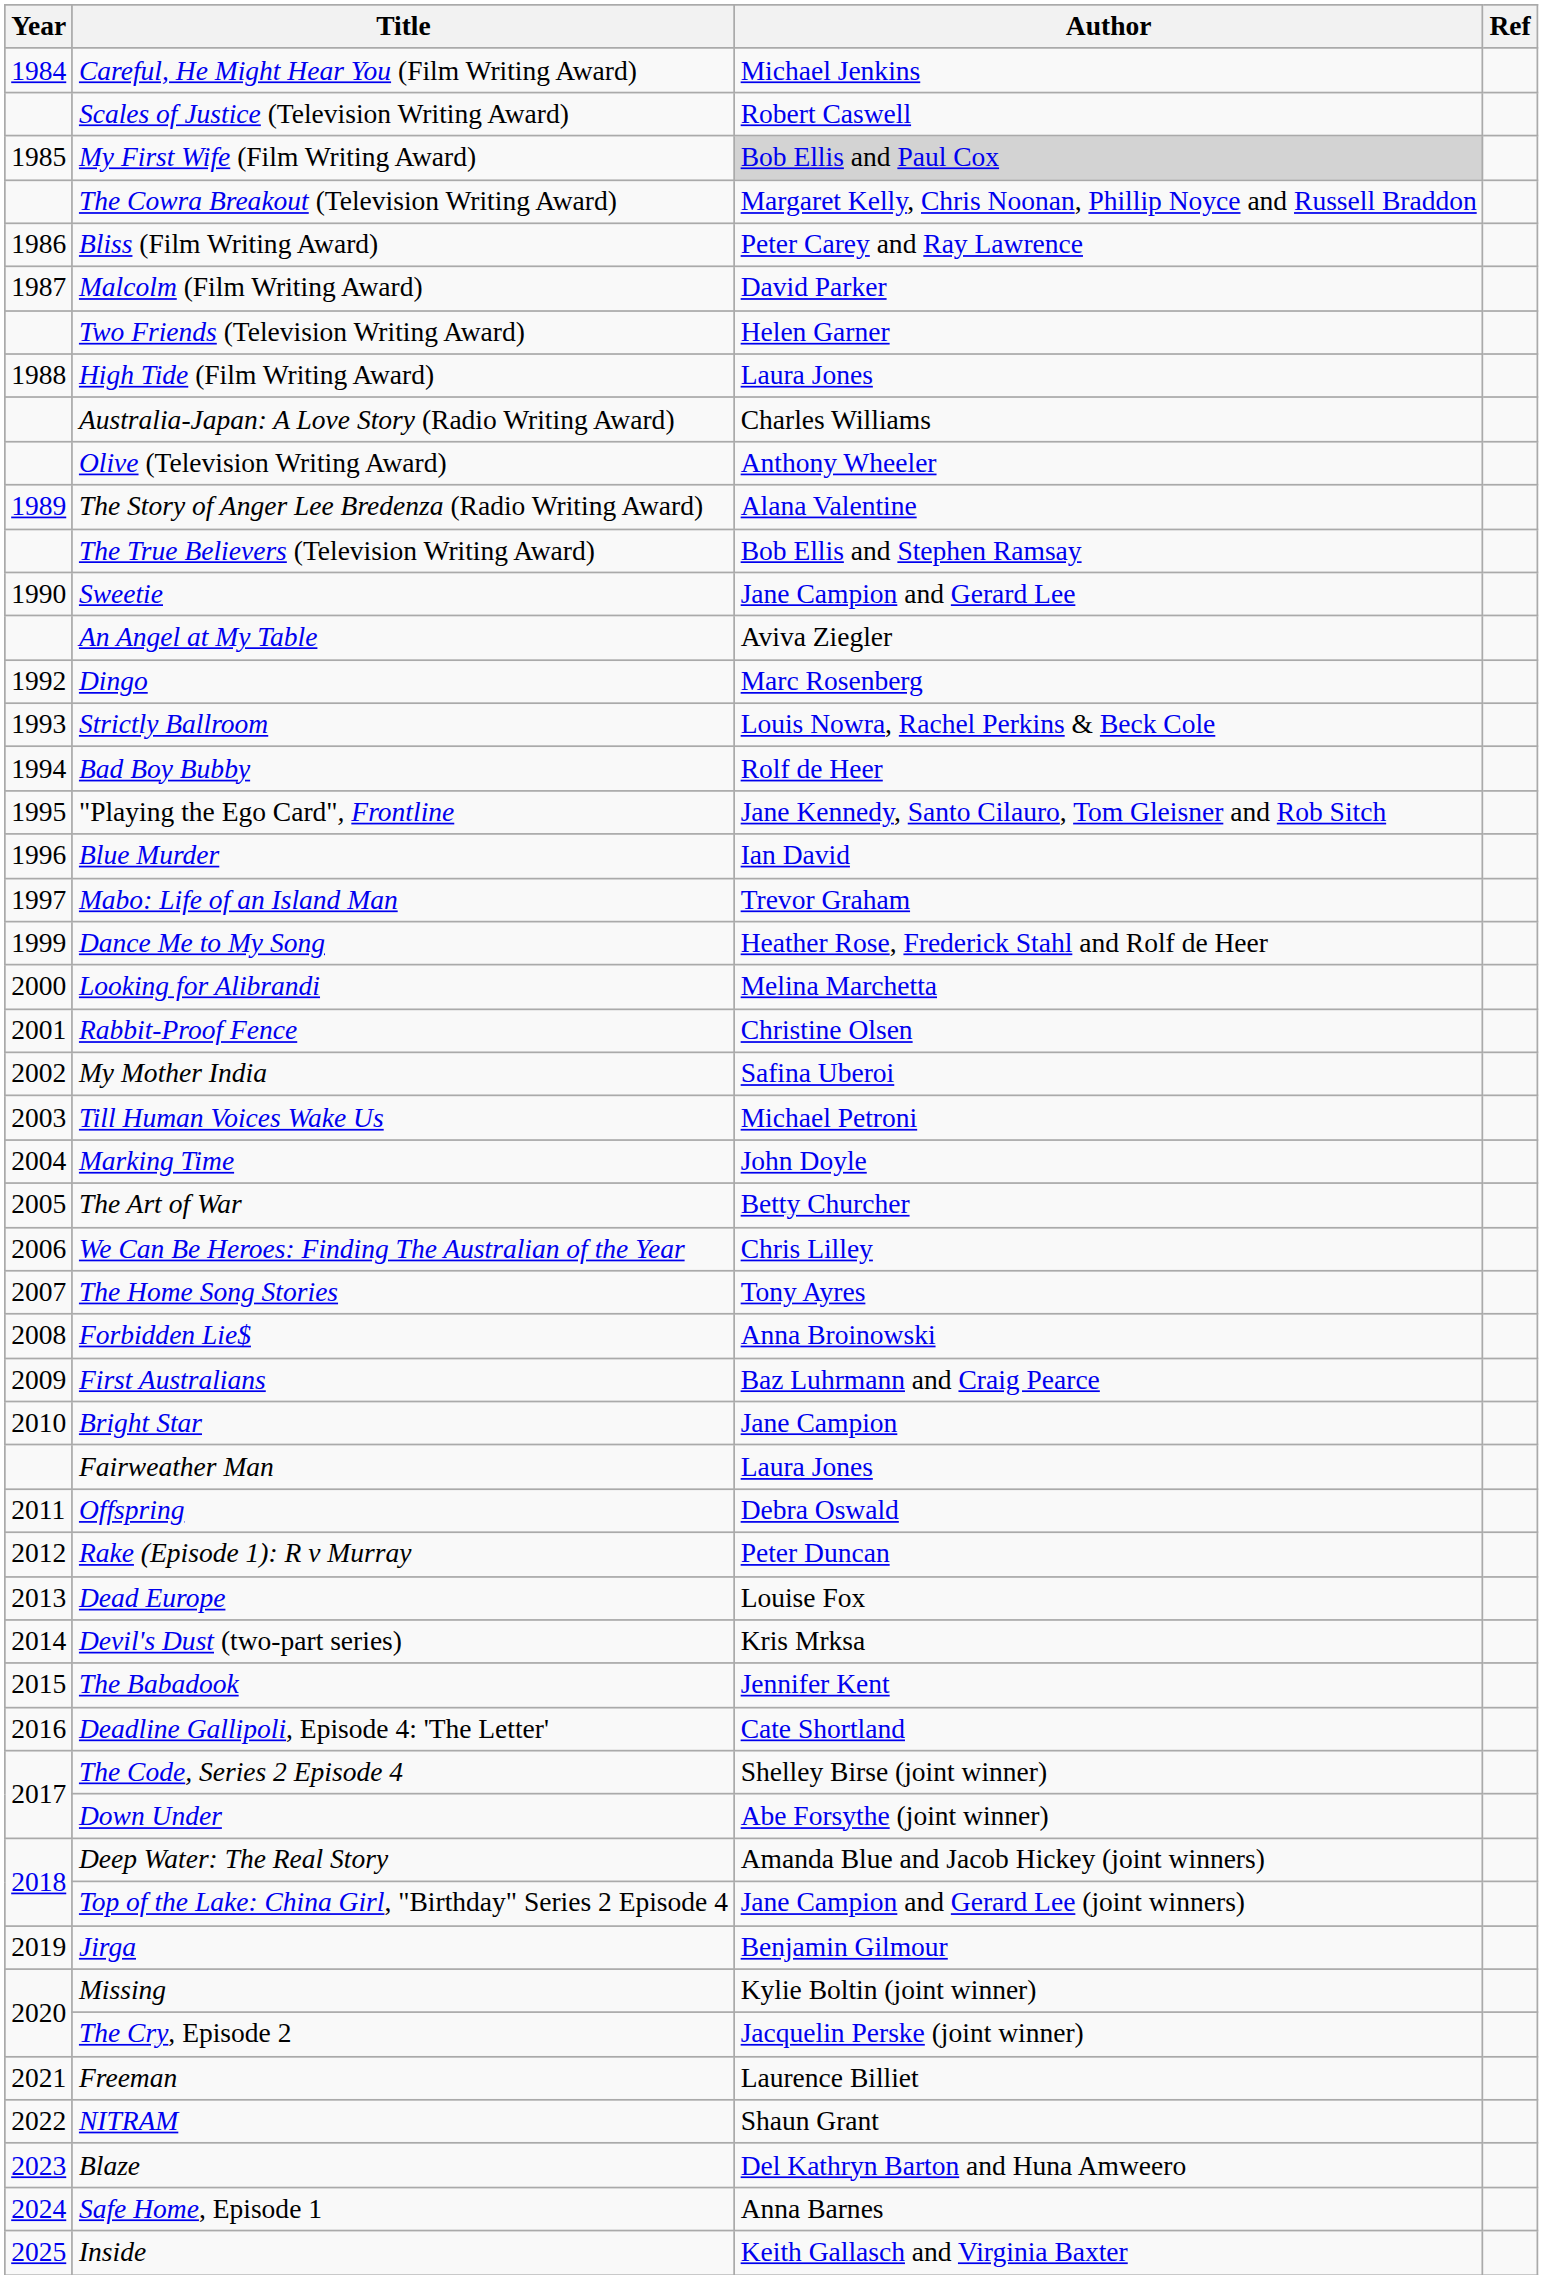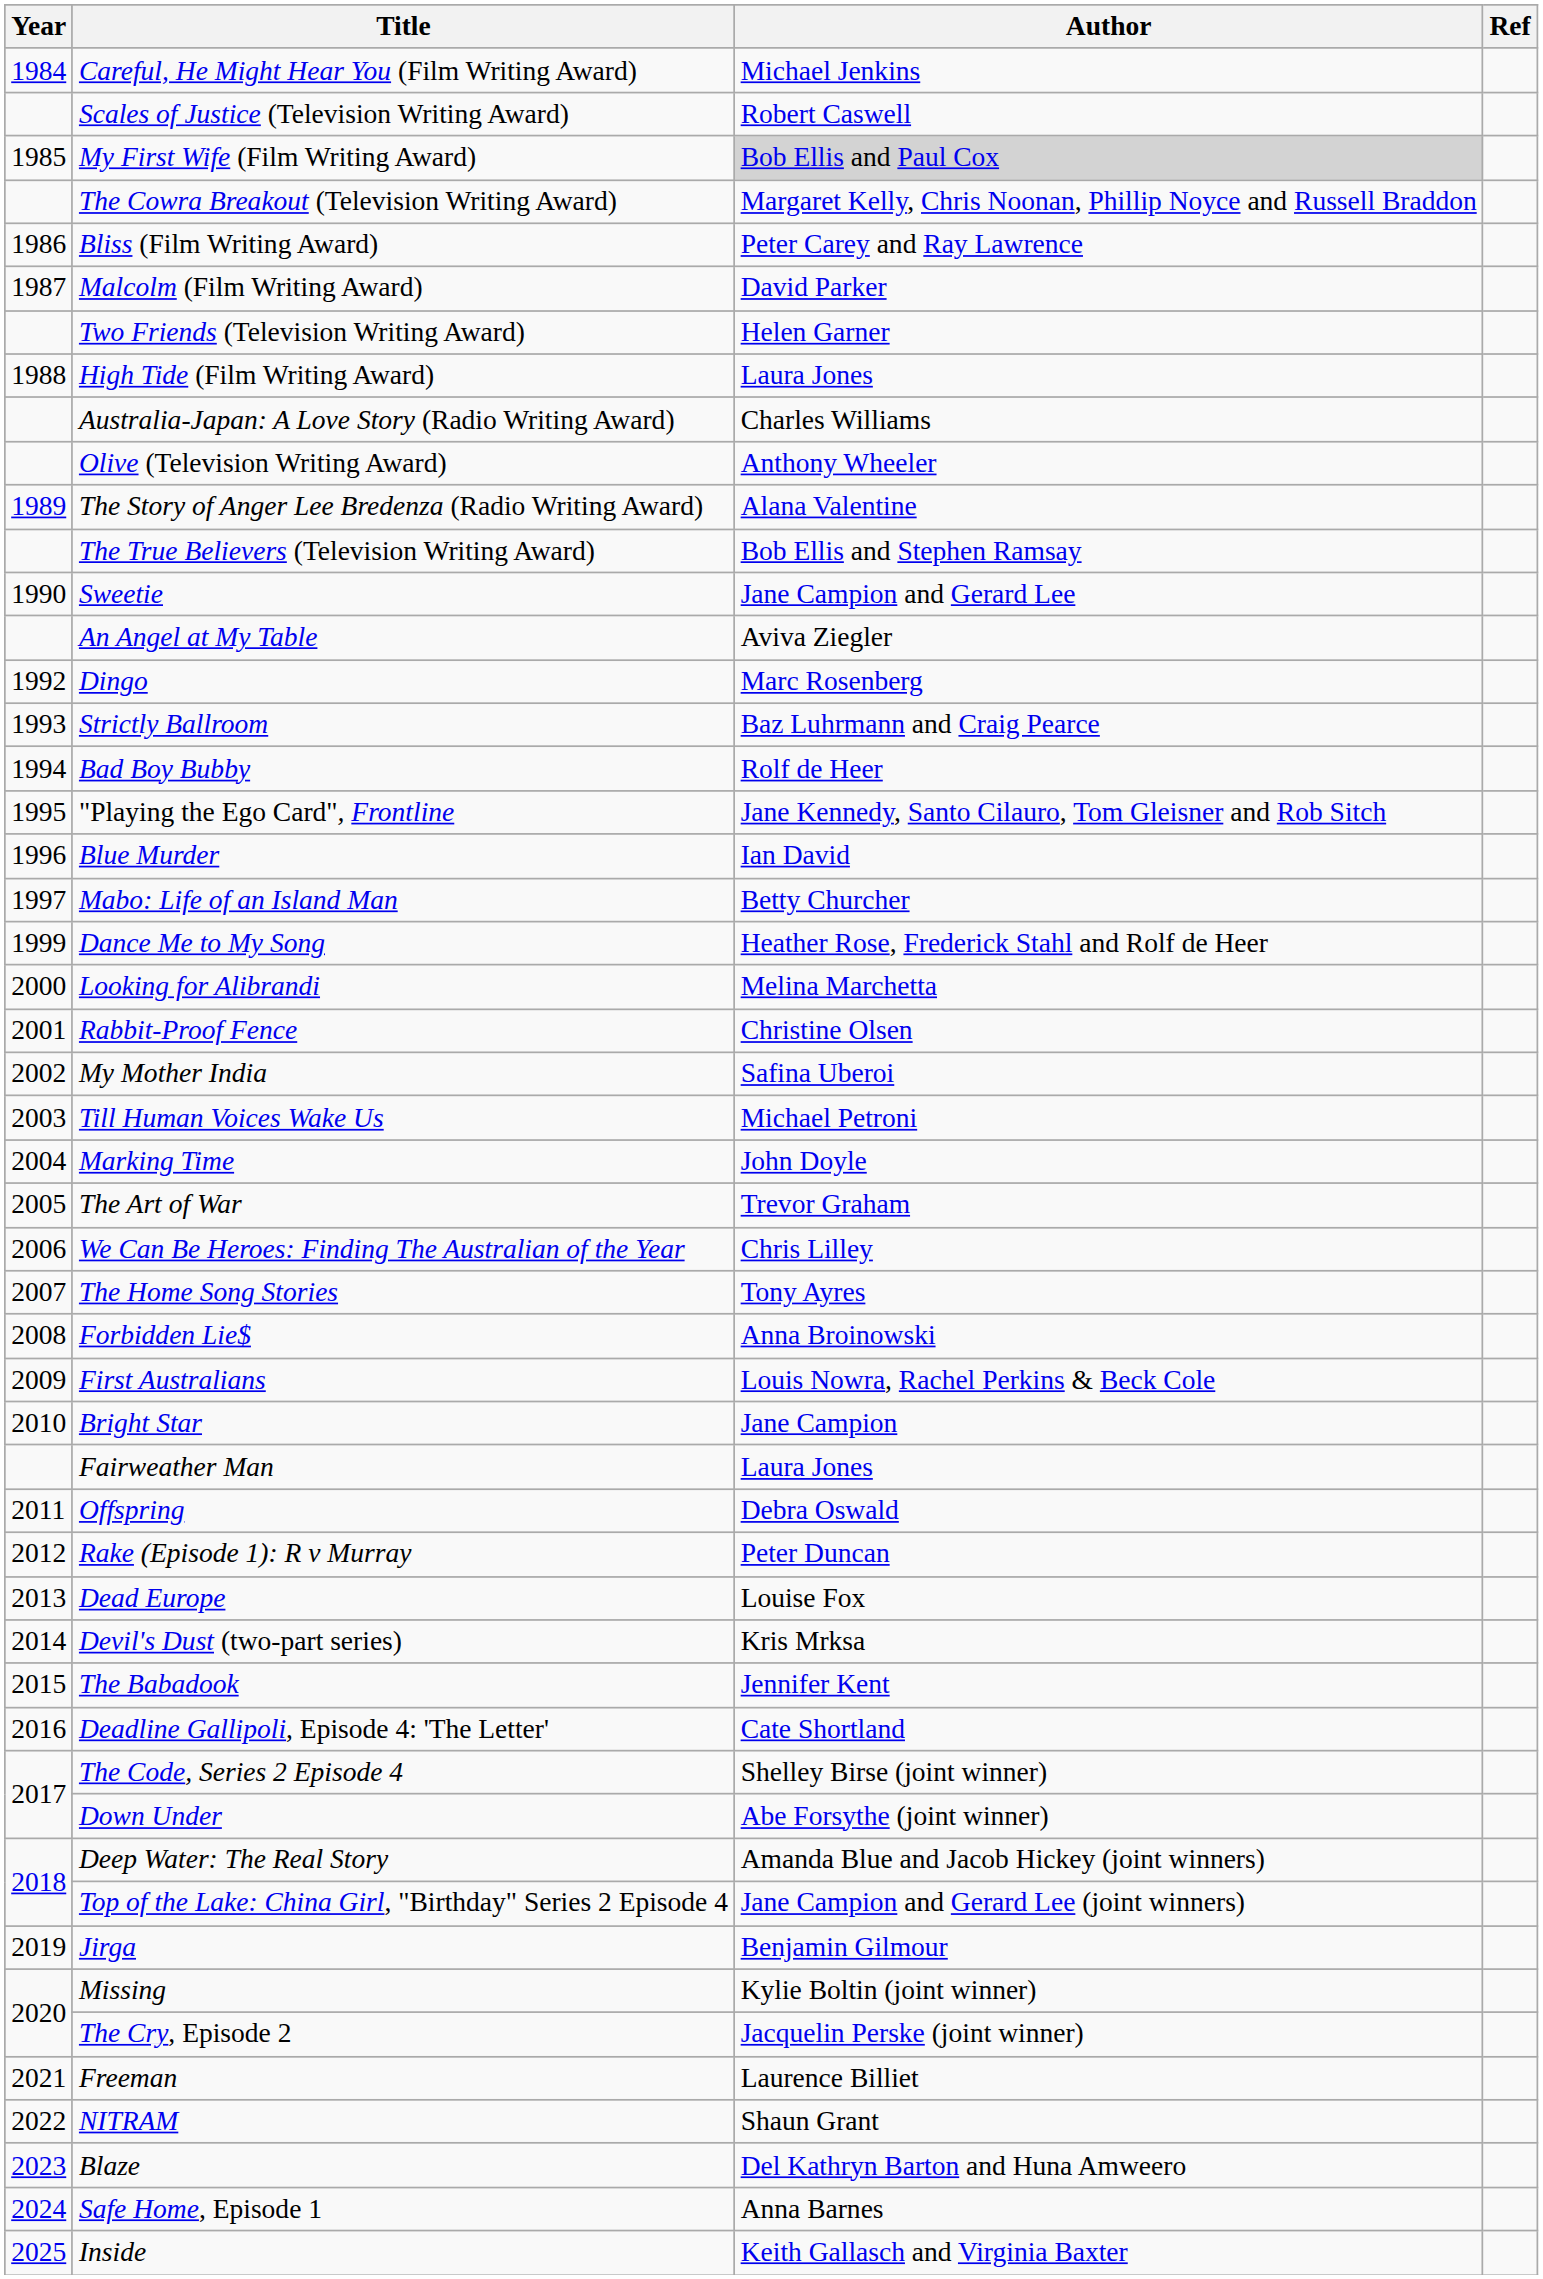(978, 724) Louis Nowra, Rachel Perkins & Beck Cole -> (920, 724) Baz Luhrmann and Craig Pearce
(825, 899) Trevor Graham -> (825, 899) Betty Churcher
(825, 1204) Betty Churcher -> (825, 1204) Trevor Graham
(920, 1379) Baz Luhrmann and Craig Pearce -> (978, 1379) Louis Nowra, Rachel Perkins & Beck Cole
